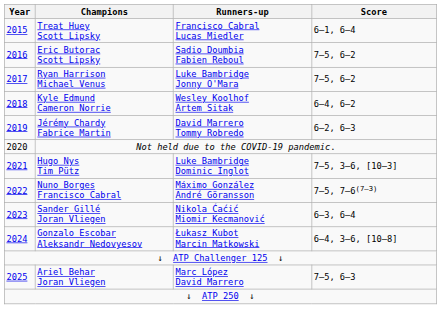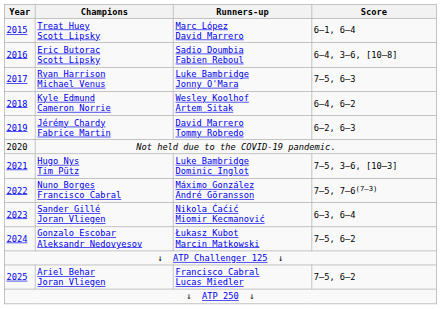(217, 31) Francisco Cabral Lucas Miedler -> (210, 31) Marc López David Marrero
(335, 55) 7–5, 6–2 -> (356, 55) 6–4, 3–6, [10–8]
(335, 79) 7–5, 6–2 -> (335, 79) 7–5, 6–3
(356, 239) 6–4, 3–6, [10–8] -> (335, 239) 7–5, 6–2
(210, 277) Marc López David Marrero -> (217, 277) Francisco Cabral Lucas Miedler
(335, 277) 7–5, 6–3 -> (335, 277) 7–5, 6–2
